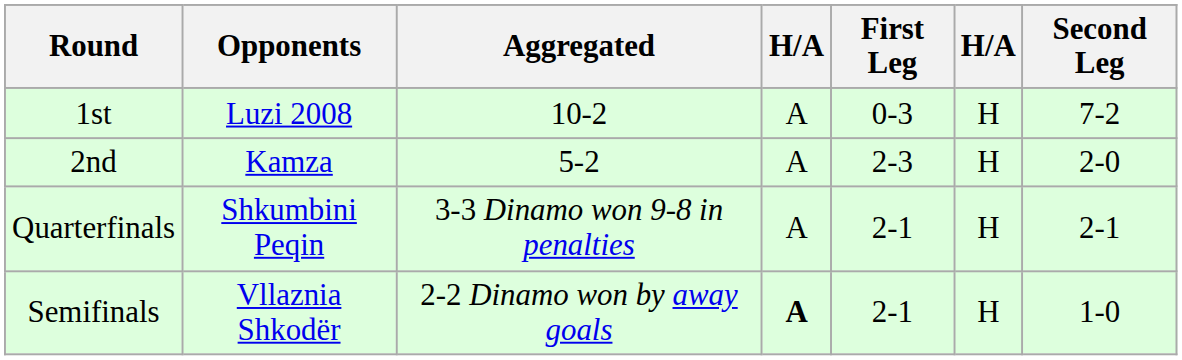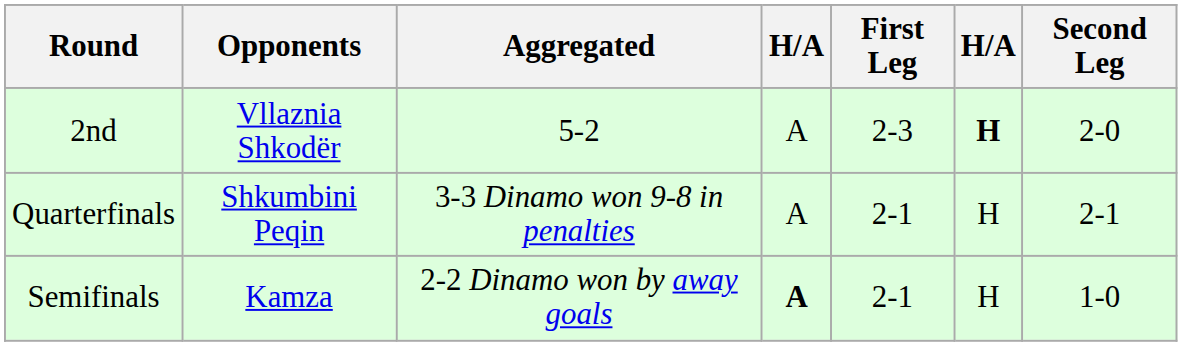- row: (94, 112)
(289, 161) Kamza -> (289, 130) Vllaznia Shkodër
(988, 161) normal -> (988, 130) bold
(289, 311) Vllaznia Shkodër -> (289, 297) Kamza
